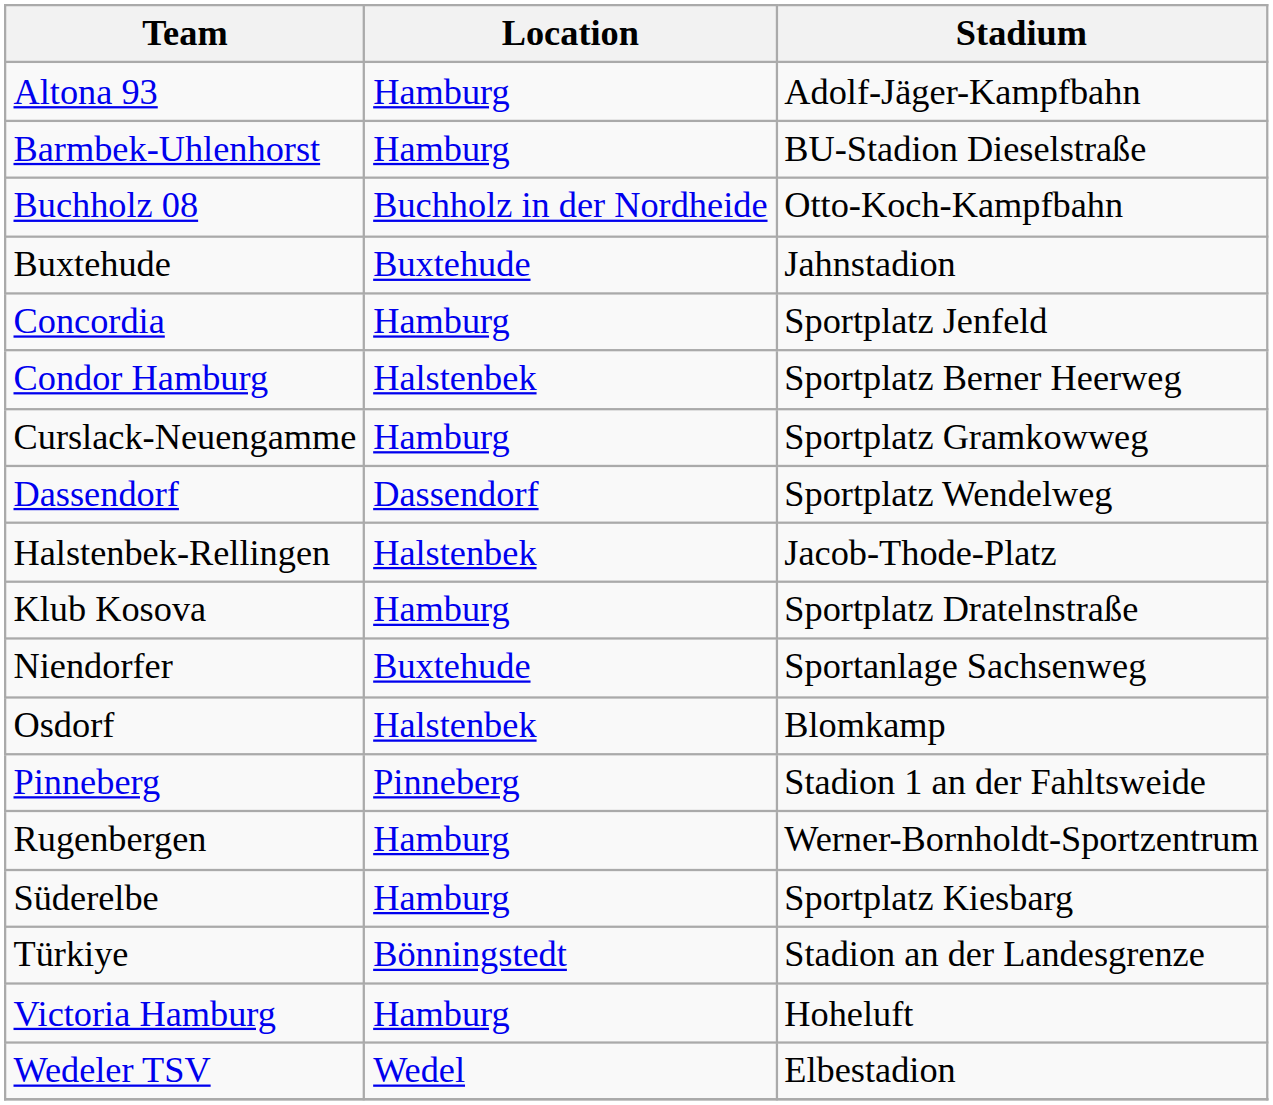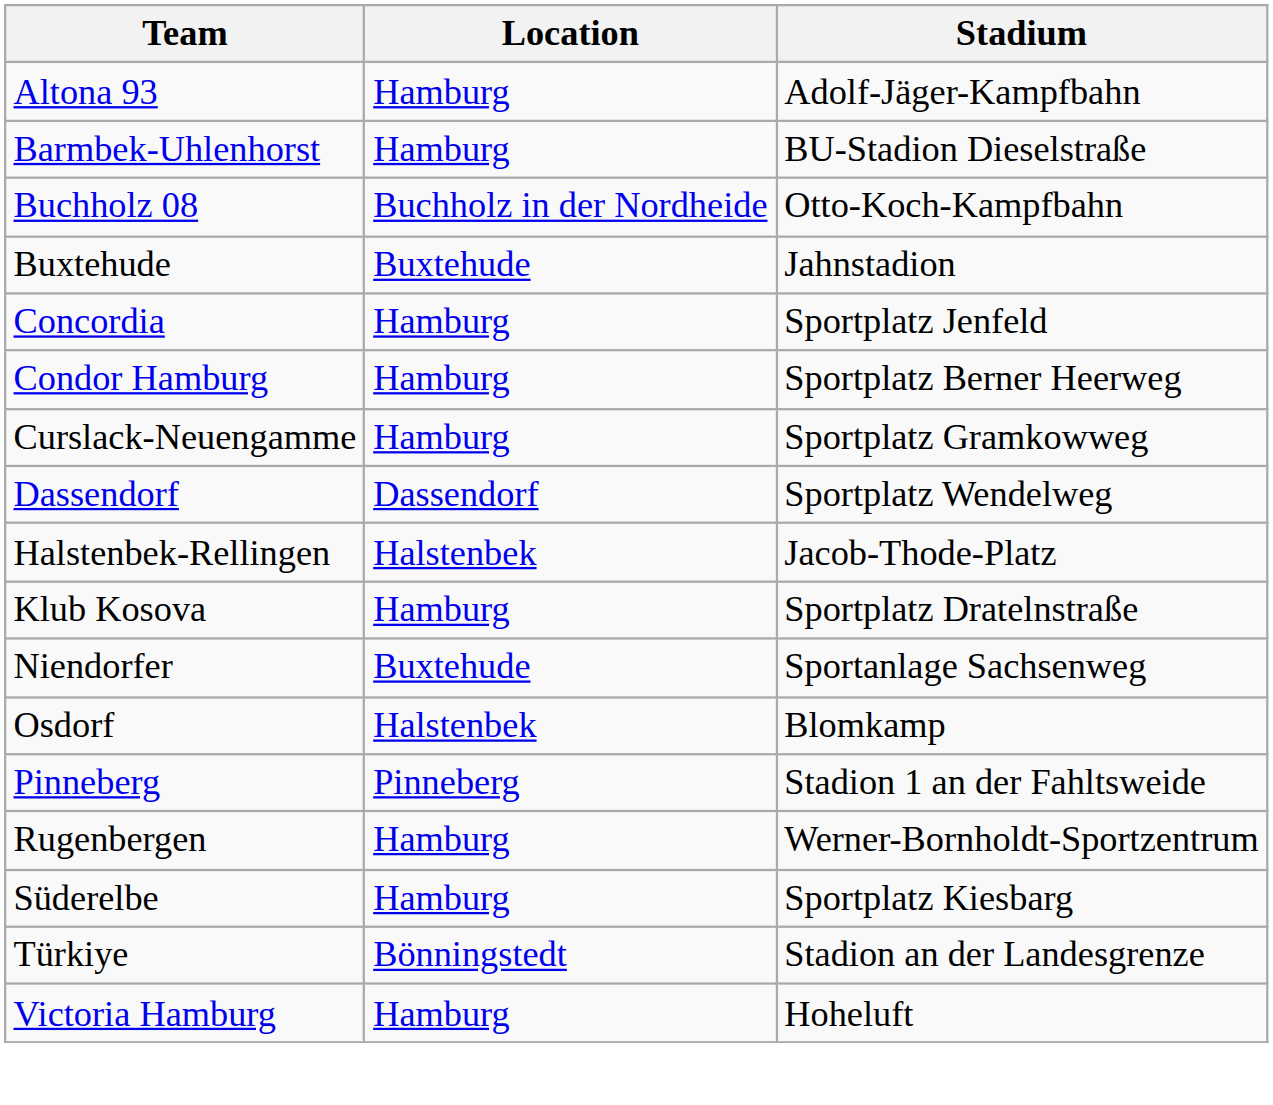(455, 378) Halstenbek -> (441, 378) Hamburg
- row: (112, 1070)
